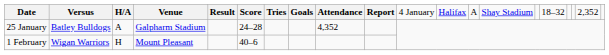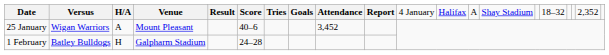(81, 27) Batley Bulldogs -> (80, 27) Wigan Warriors
(171, 27) Galpharm Stadium -> (164, 27) Mount Pleasant
(251, 27) 24–28 -> (248, 27) 40–6
(328, 27) 4,352 -> (328, 27) 3,452
(80, 42) Wigan Warriors -> (81, 42) Batley Bulldogs
(164, 42) Mount Pleasant -> (171, 42) Galpharm Stadium
(248, 42) 40–6 -> (251, 42) 24–28
